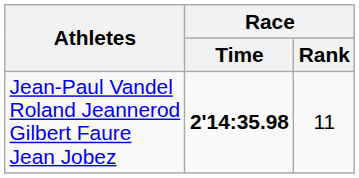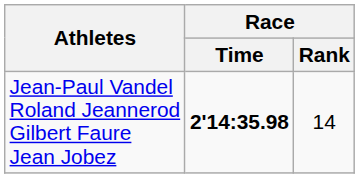(324, 122) 11 -> (324, 122) 14
